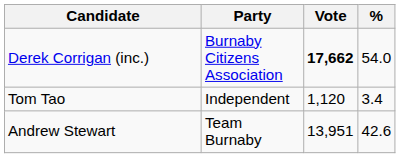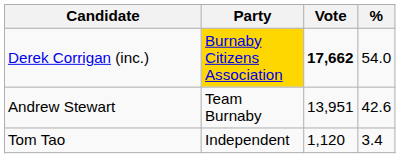(244, 57) no background -> (244, 57) gold background
rows swapped: (62, 131) <-> (37, 98)
